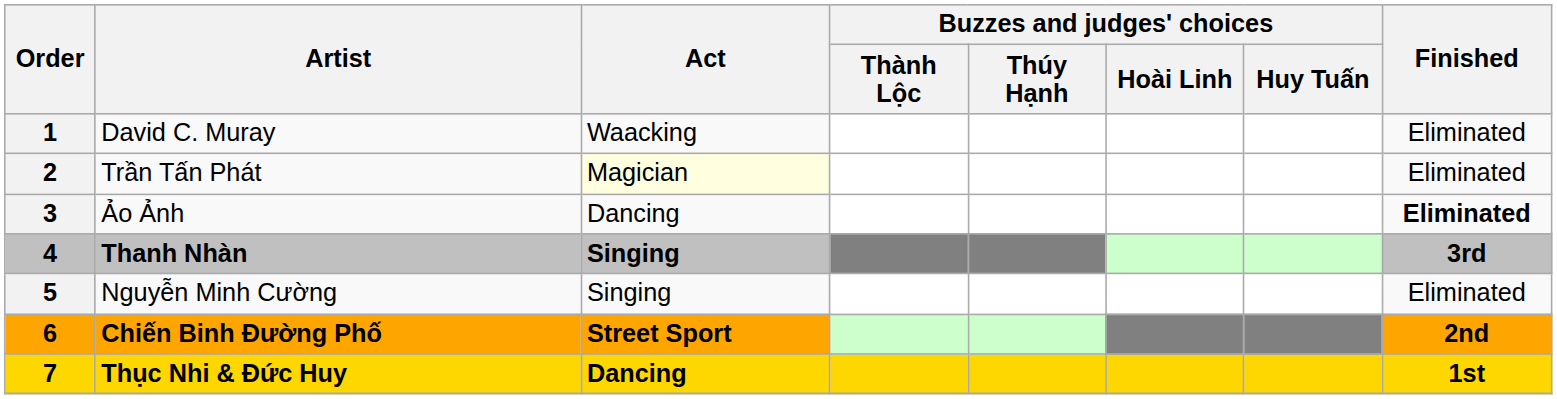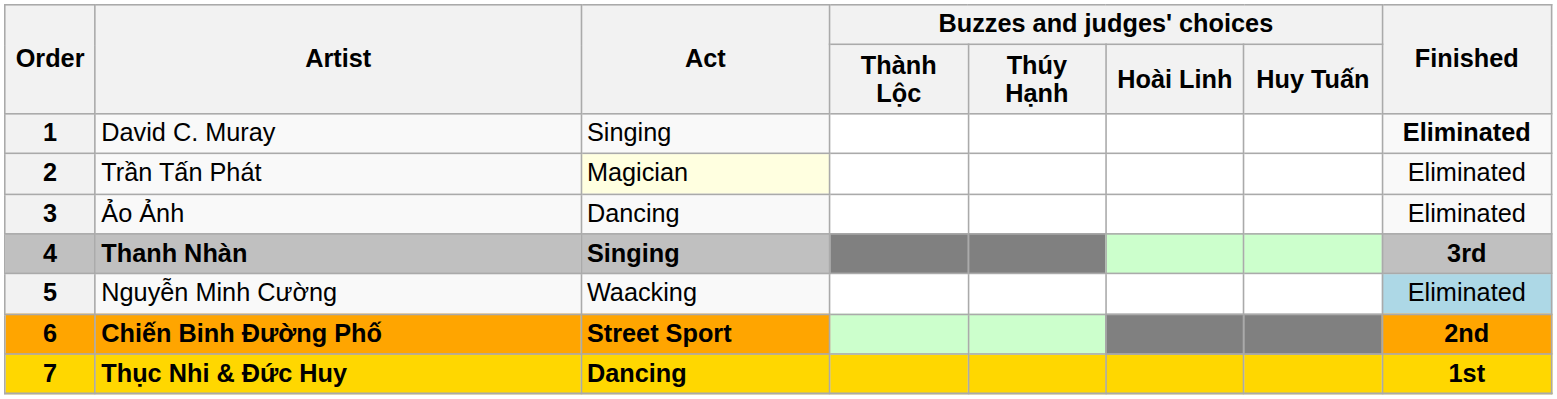(642, 133) Waacking -> (629, 133) Singing
(1467, 133) normal -> (1467, 133) bold
(1467, 213) bold -> (1467, 213) normal
(629, 293) Singing -> (642, 293) Waacking
(1467, 293) no background -> (1467, 293) lightblue background
